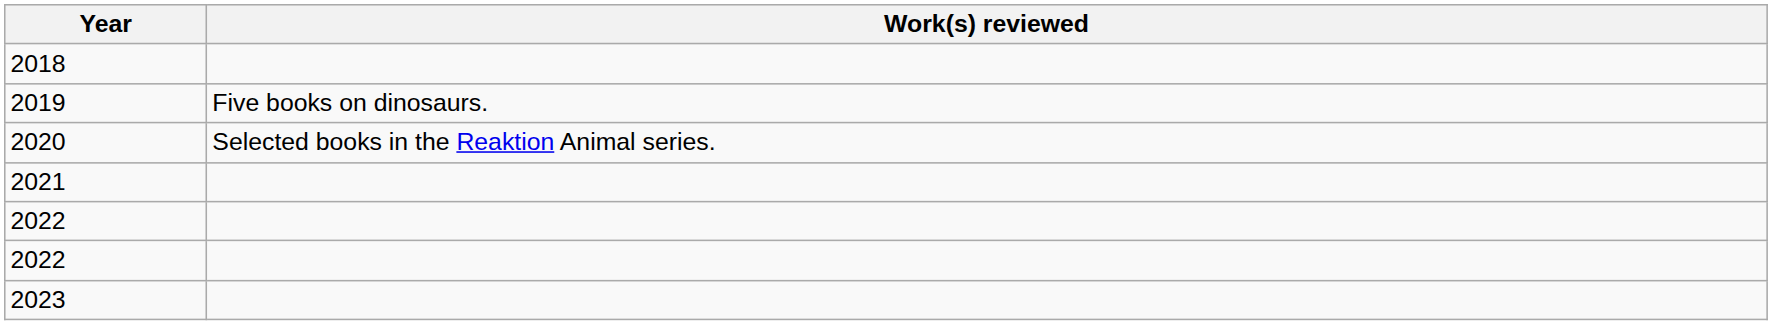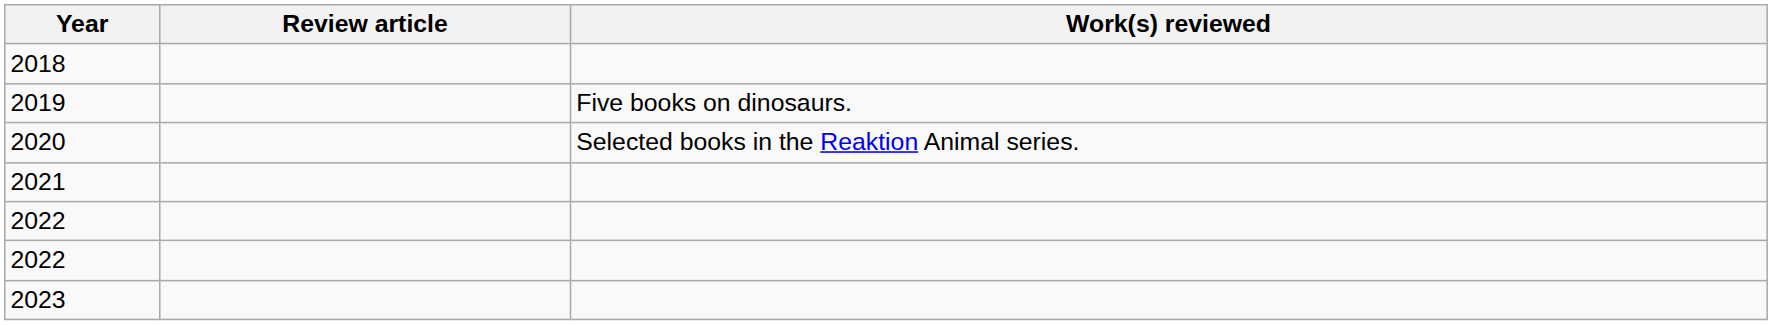+ column: (365, 24)
